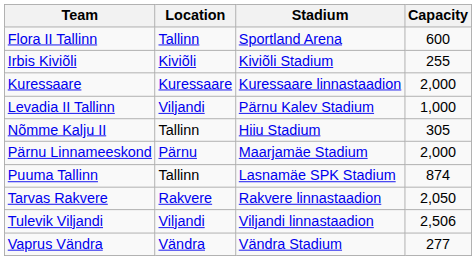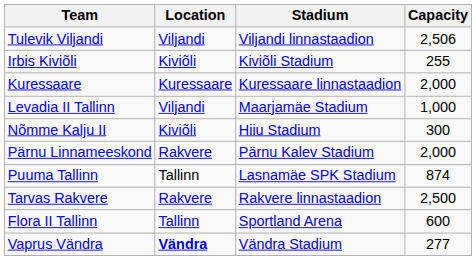rows swapped: (52, 38) <-> (55, 221)
(306, 107) Pärnu Kalev Stadium -> (303, 107) Maarjamäe Stadium
(179, 130) Tallinn -> (177, 130) Kiviõli
(438, 130) 305 -> (438, 130) 300
(178, 152) Pärnu -> (185, 152) Rakvere
(303, 152) Maarjamäe Stadium -> (306, 152) Pärnu Kalev Stadium
(438, 198) 2,050 -> (438, 198) 2,500
(182, 244) normal -> (183, 244) bold
